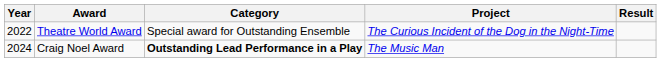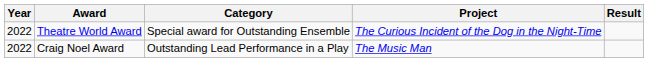(19, 48) 2024 -> (19, 48) 2022
(255, 48) bold -> (248, 48) normal
